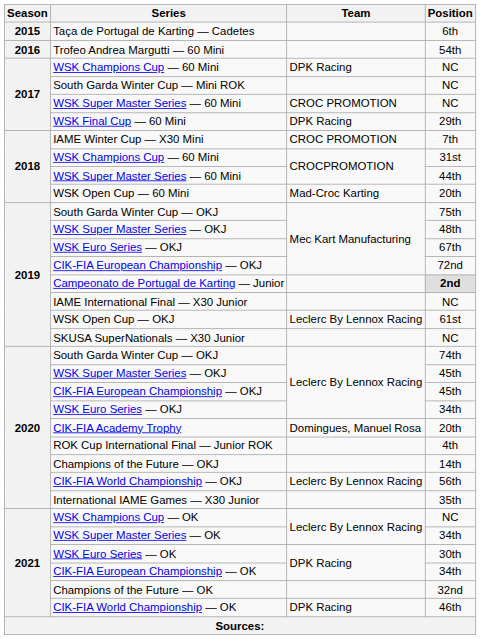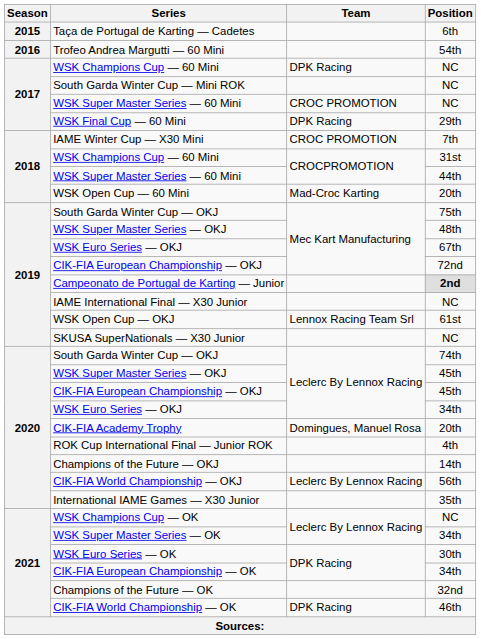(356, 319) Leclerc By Lennox Racing -> (352, 319) Lennox Racing Team Srl
